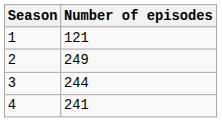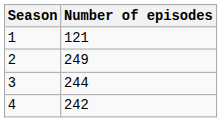(76, 106) 241 -> (76, 106) 242
